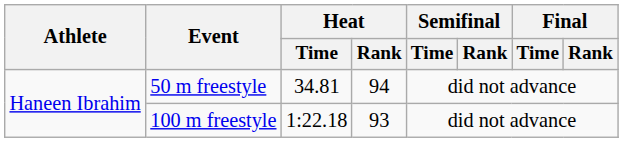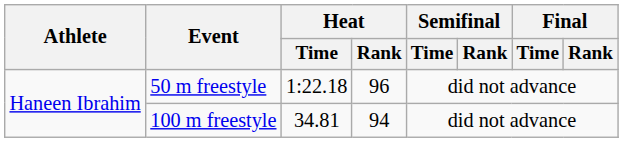(317, 86) 34.81 -> (317, 86) 1:22.18
(379, 86) 94 -> (379, 86) 96
(317, 120) 1:22.18 -> (317, 120) 34.81
(379, 120) 93 -> (379, 120) 94
